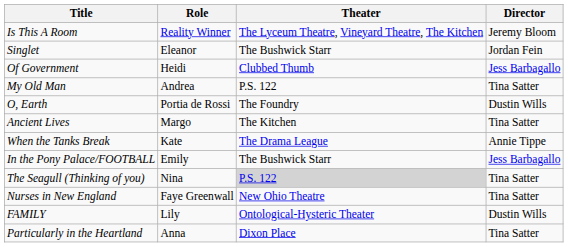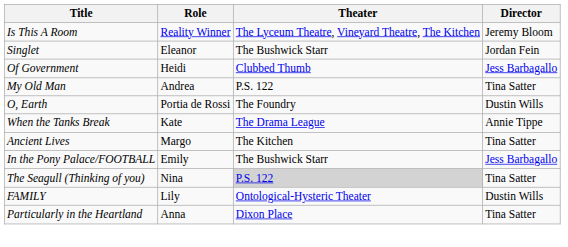rows swapped: (58, 141) <-> (38, 123)
- row: (62, 196)
